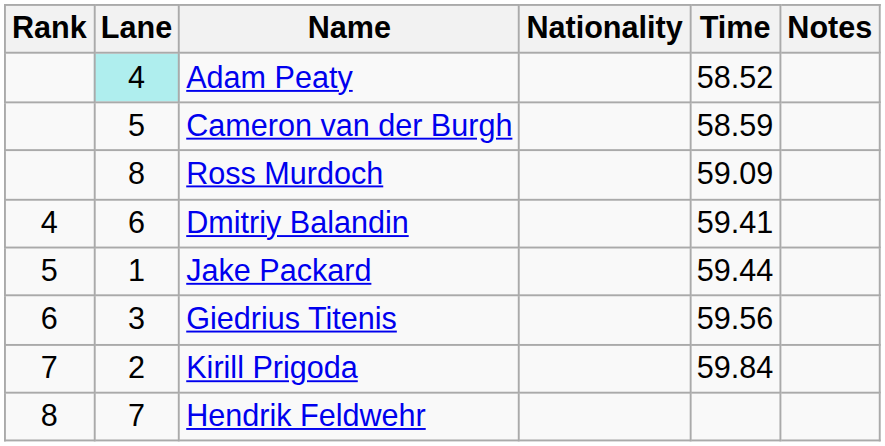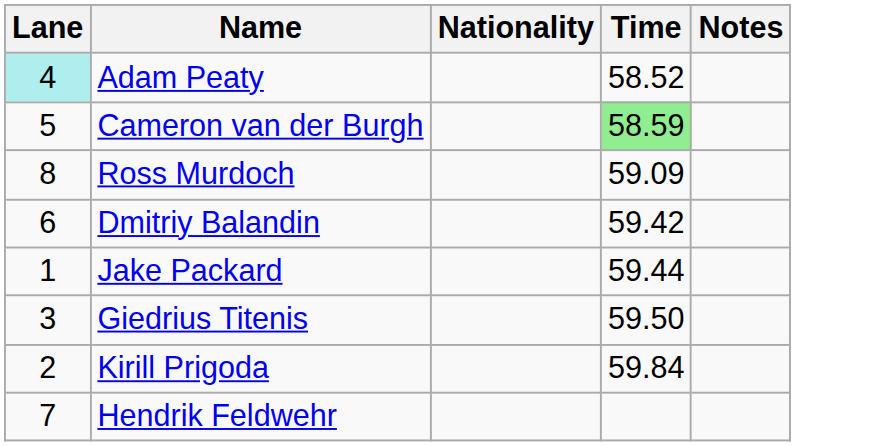- column: (49, 28)
(735, 125) no background -> (646, 125) lightgreen background
(735, 222) 59.41 -> (646, 222) 59.42
(735, 319) 59.56 -> (646, 319) 59.50
